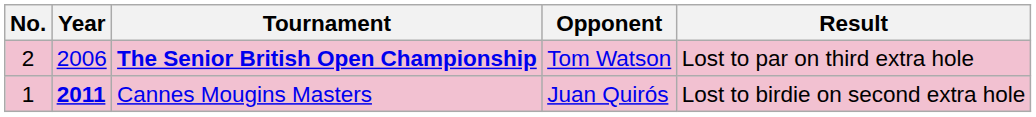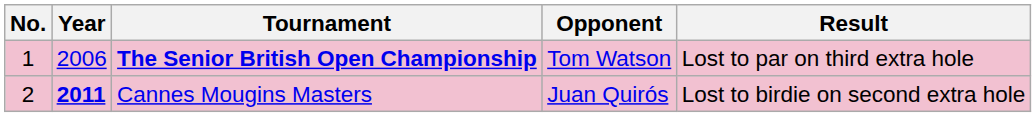(28, 58) 2 -> (28, 58) 1
(28, 94) 1 -> (28, 94) 2
